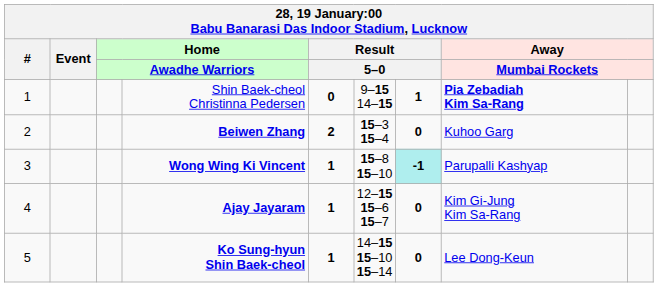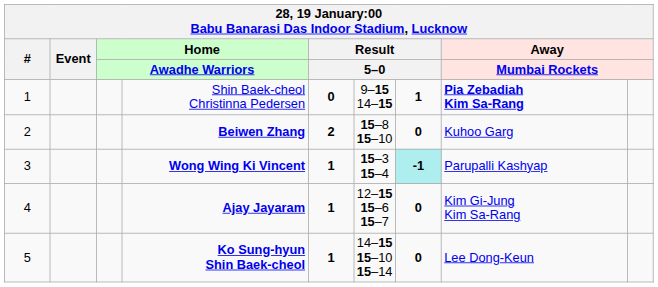(375, 131) 15–3 15–4 -> (375, 131) 15–8 15–10
(375, 166) 15–8 15–10 -> (375, 166) 15–3 15–4
